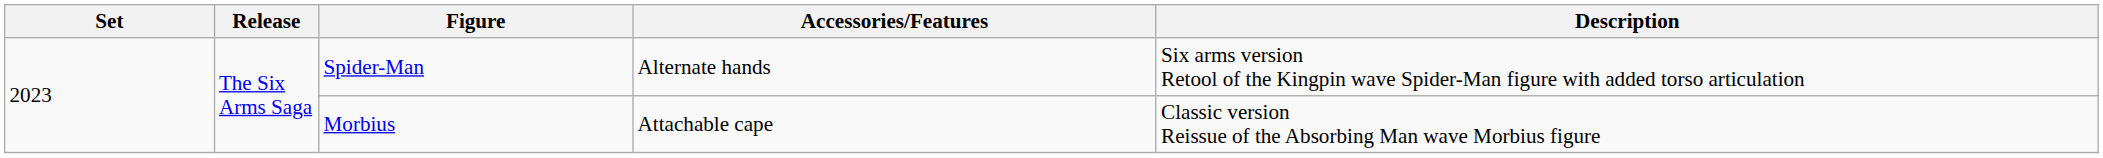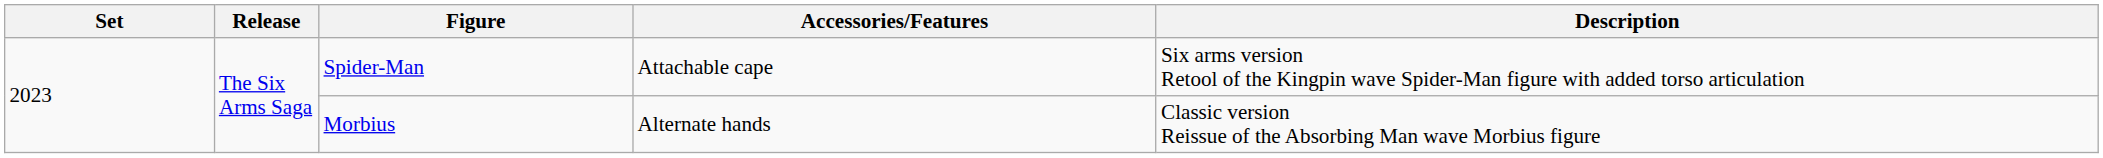(704, 66) Alternate hands -> (705, 66) Attachable cape
(705, 123) Attachable cape -> (704, 123) Alternate hands
